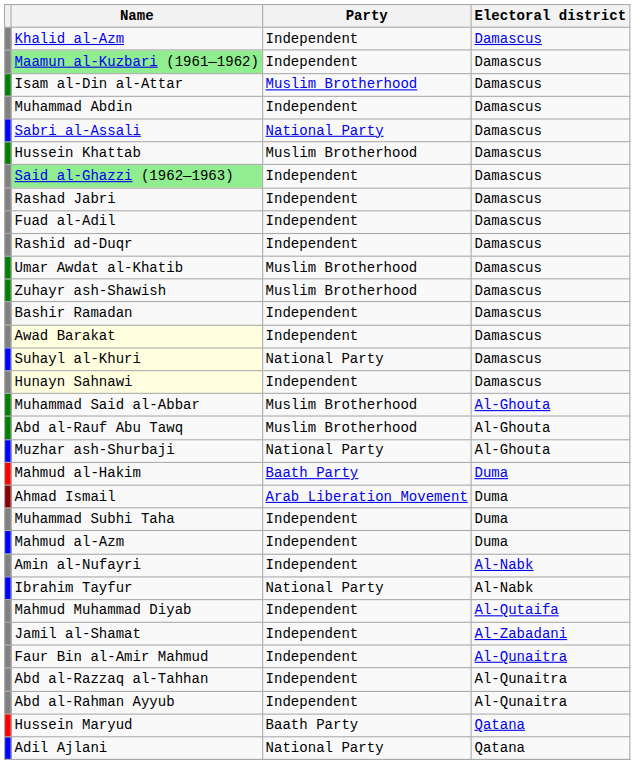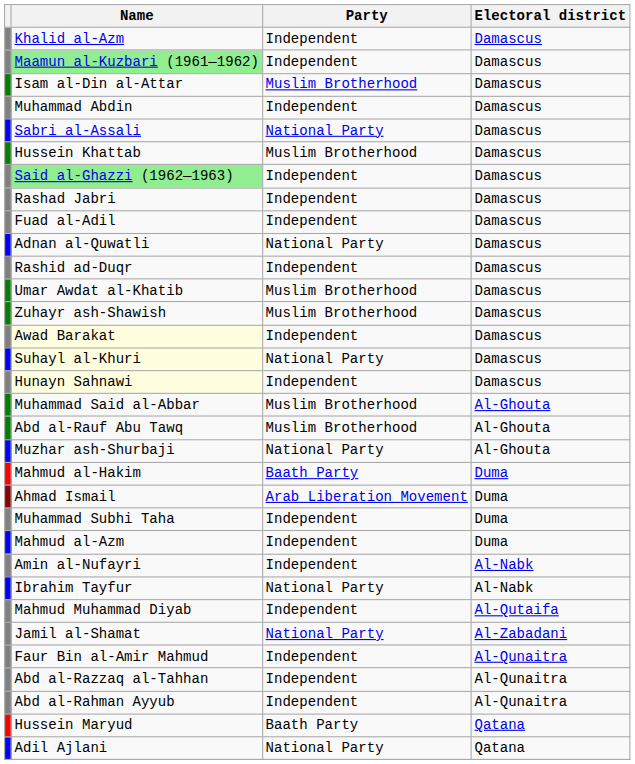+ row: (82, 245)
- row: (74, 313)
(312, 634) Independent -> (325, 634) National Party
